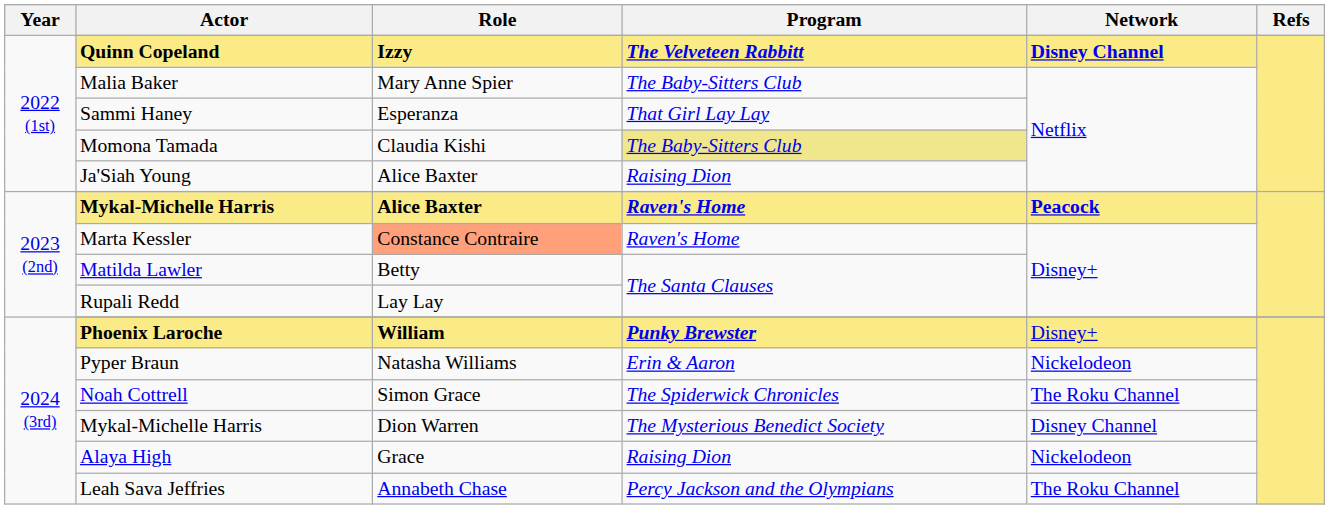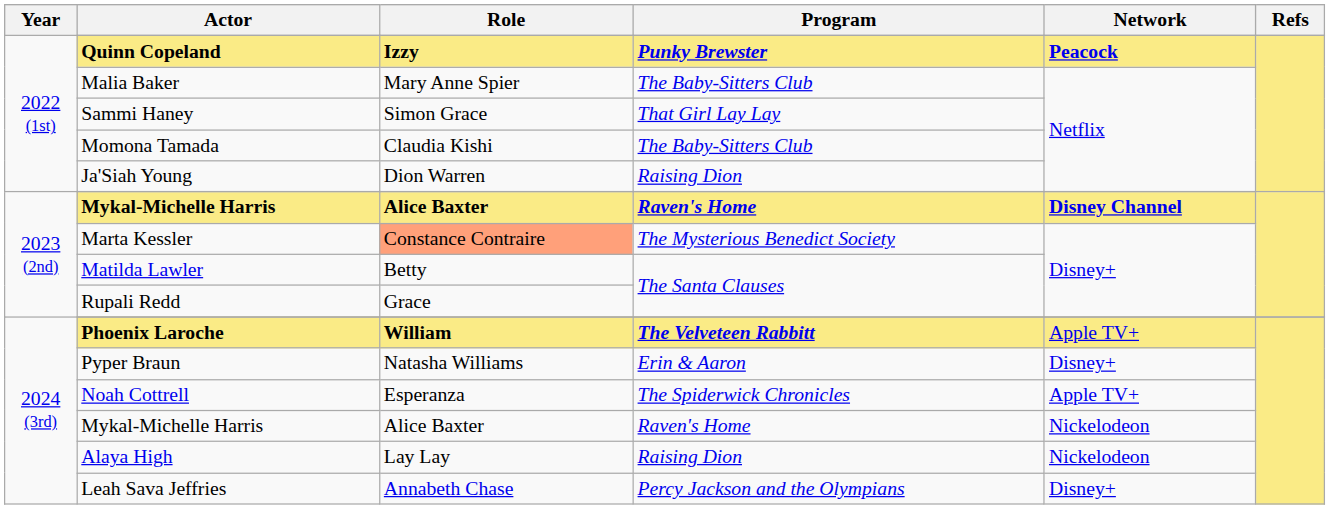(715, 51) The Velveteen Rabbitt -> (702, 51) Punky Brewster
(1097, 51) Disney Channel -> (1083, 51) Peacock
(418, 113) Esperanza -> (436, 113) Simon Grace
(714, 144) khaki background -> (725, 144) no background
(427, 176) Alice Baxter -> (435, 176) Dion Warren
(1065, 207) Peacock -> (1115, 207) Disney Channel
(683, 238) Raven's Home -> (766, 238) The Mysterious Benedict Society
(410, 301) Lay Lay -> (407, 301) Grace
(691, 332) Punky Brewster -> (726, 332) The Velveteen Rabbitt
(1064, 332) Disney+ -> (1094, 332) Apple TV+
(1081, 363) Nickelodeon -> (1082, 363) Disney+
(429, 394) Simon Grace -> (424, 394) Esperanza
(1105, 394) The Roku Channel -> (1094, 394) Apple TV+
(428, 425) Dion Warren -> (434, 425) Alice Baxter
(755, 425) The Mysterious Benedict Society -> (694, 425) Raven's Home
(1094, 425) Disney Channel -> (1099, 425) Nickelodeon
(401, 457) Grace -> (417, 457) Lay Lay
(1105, 488) The Roku Channel -> (1082, 488) Disney+
